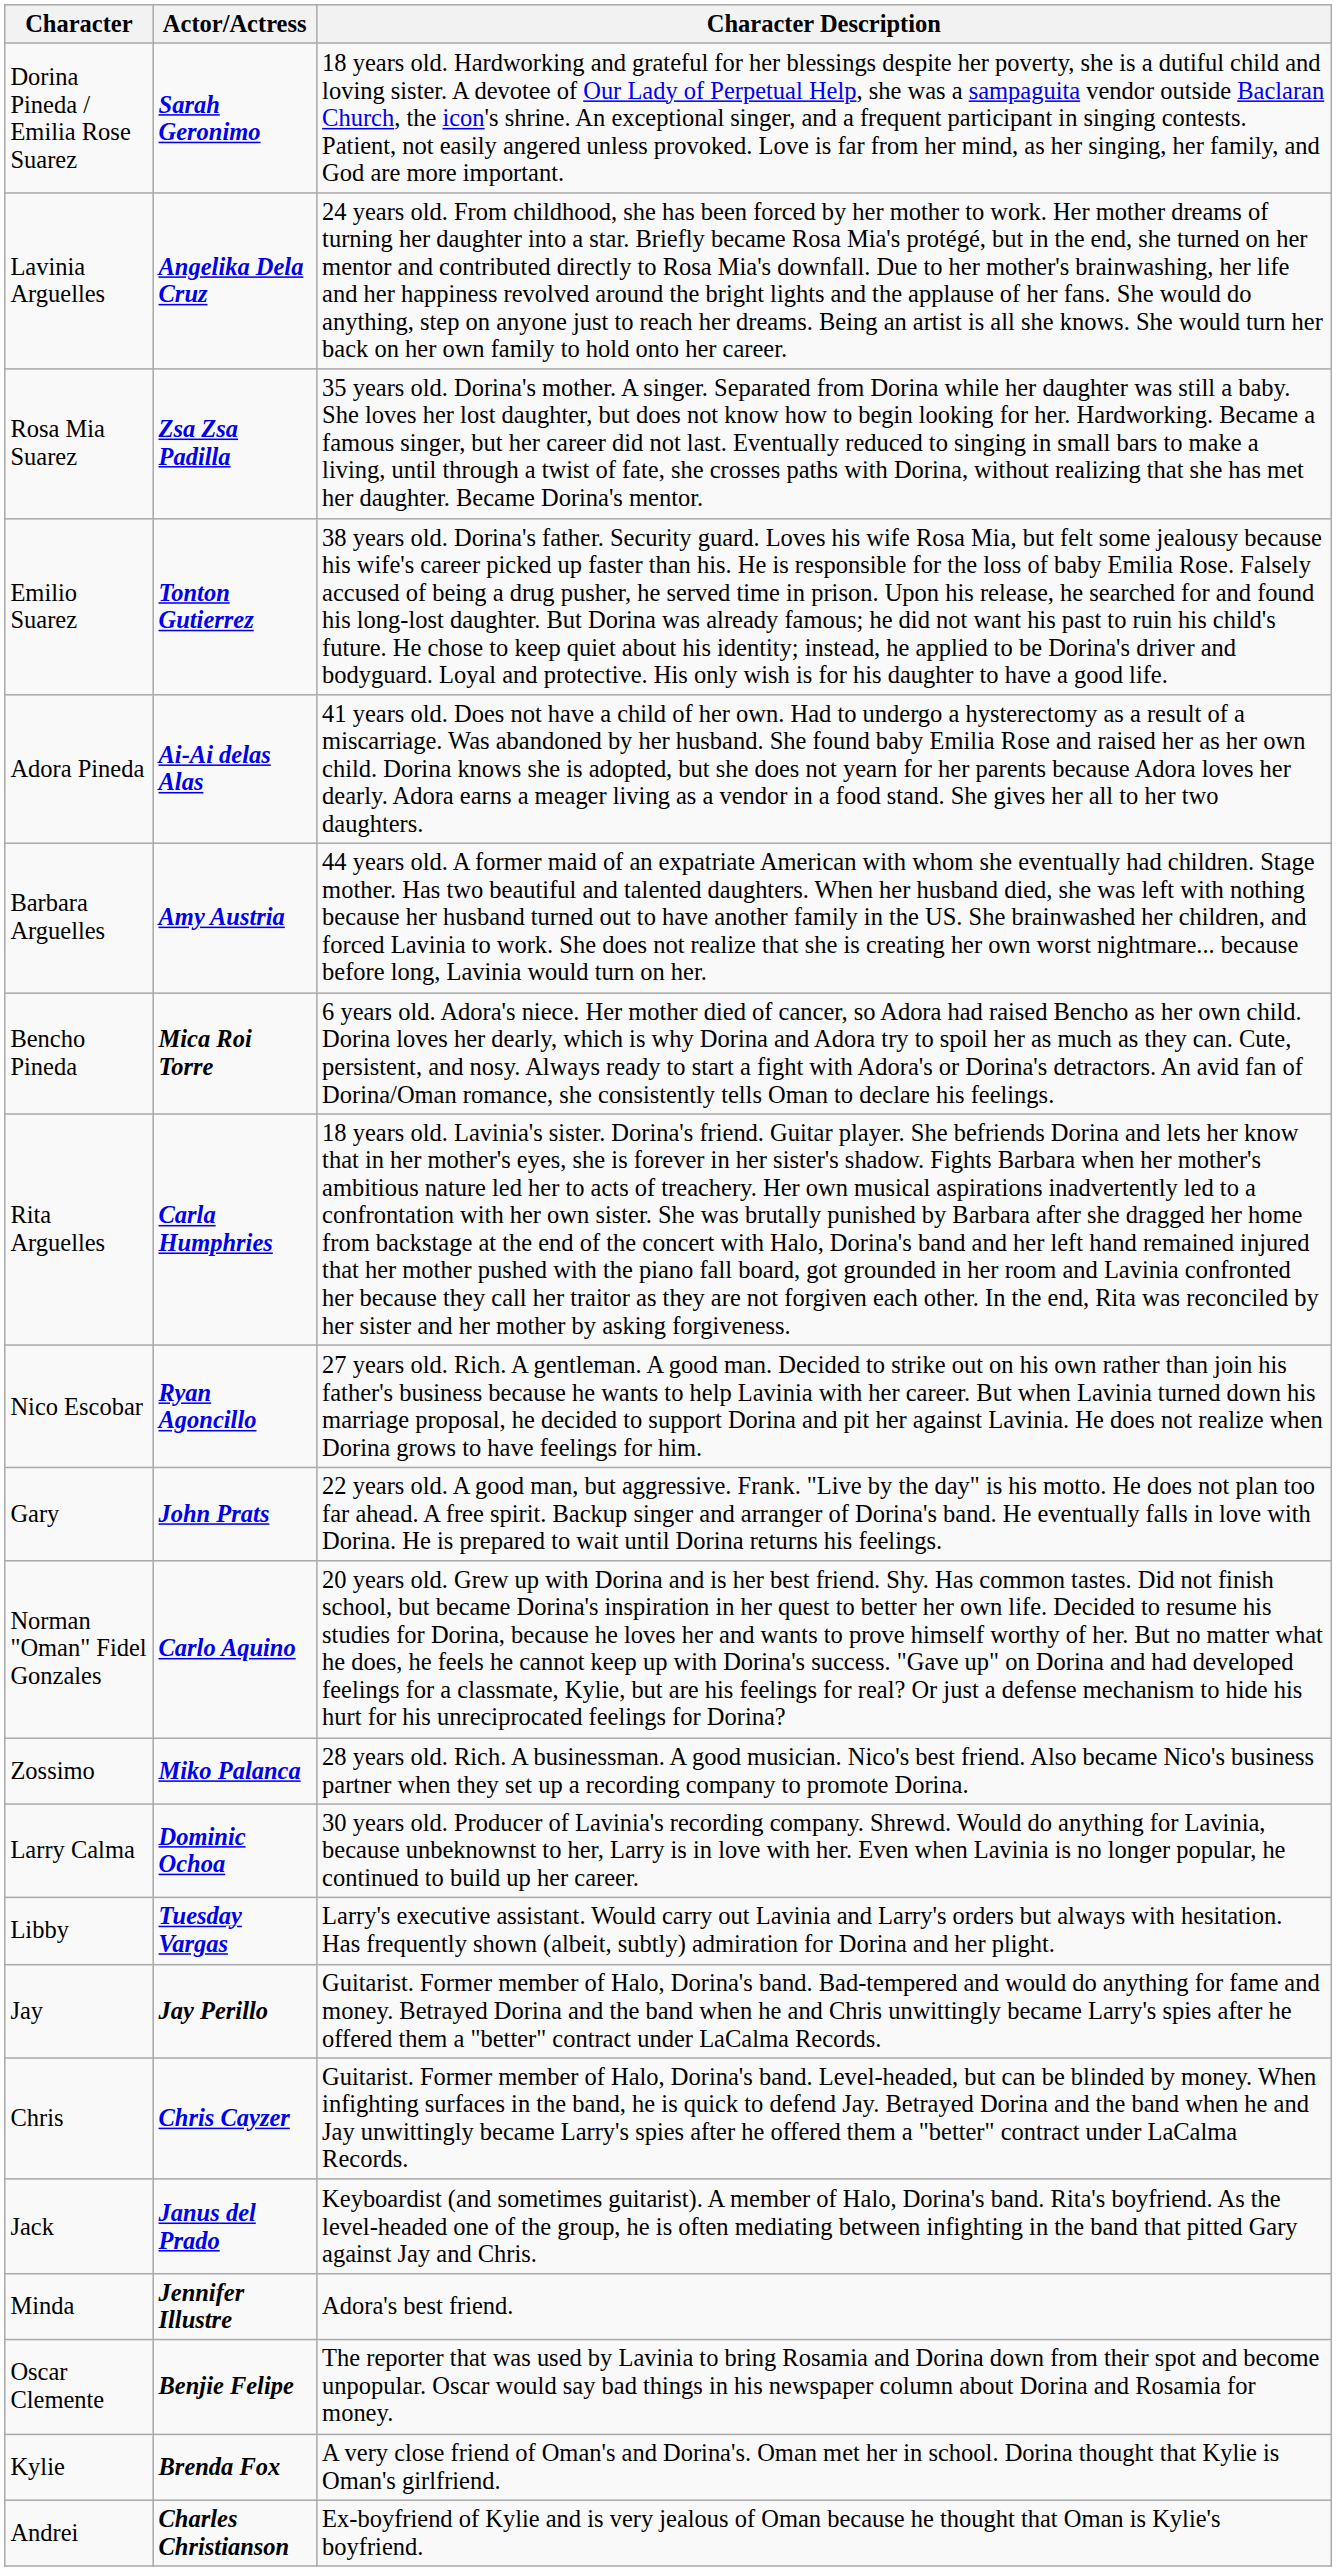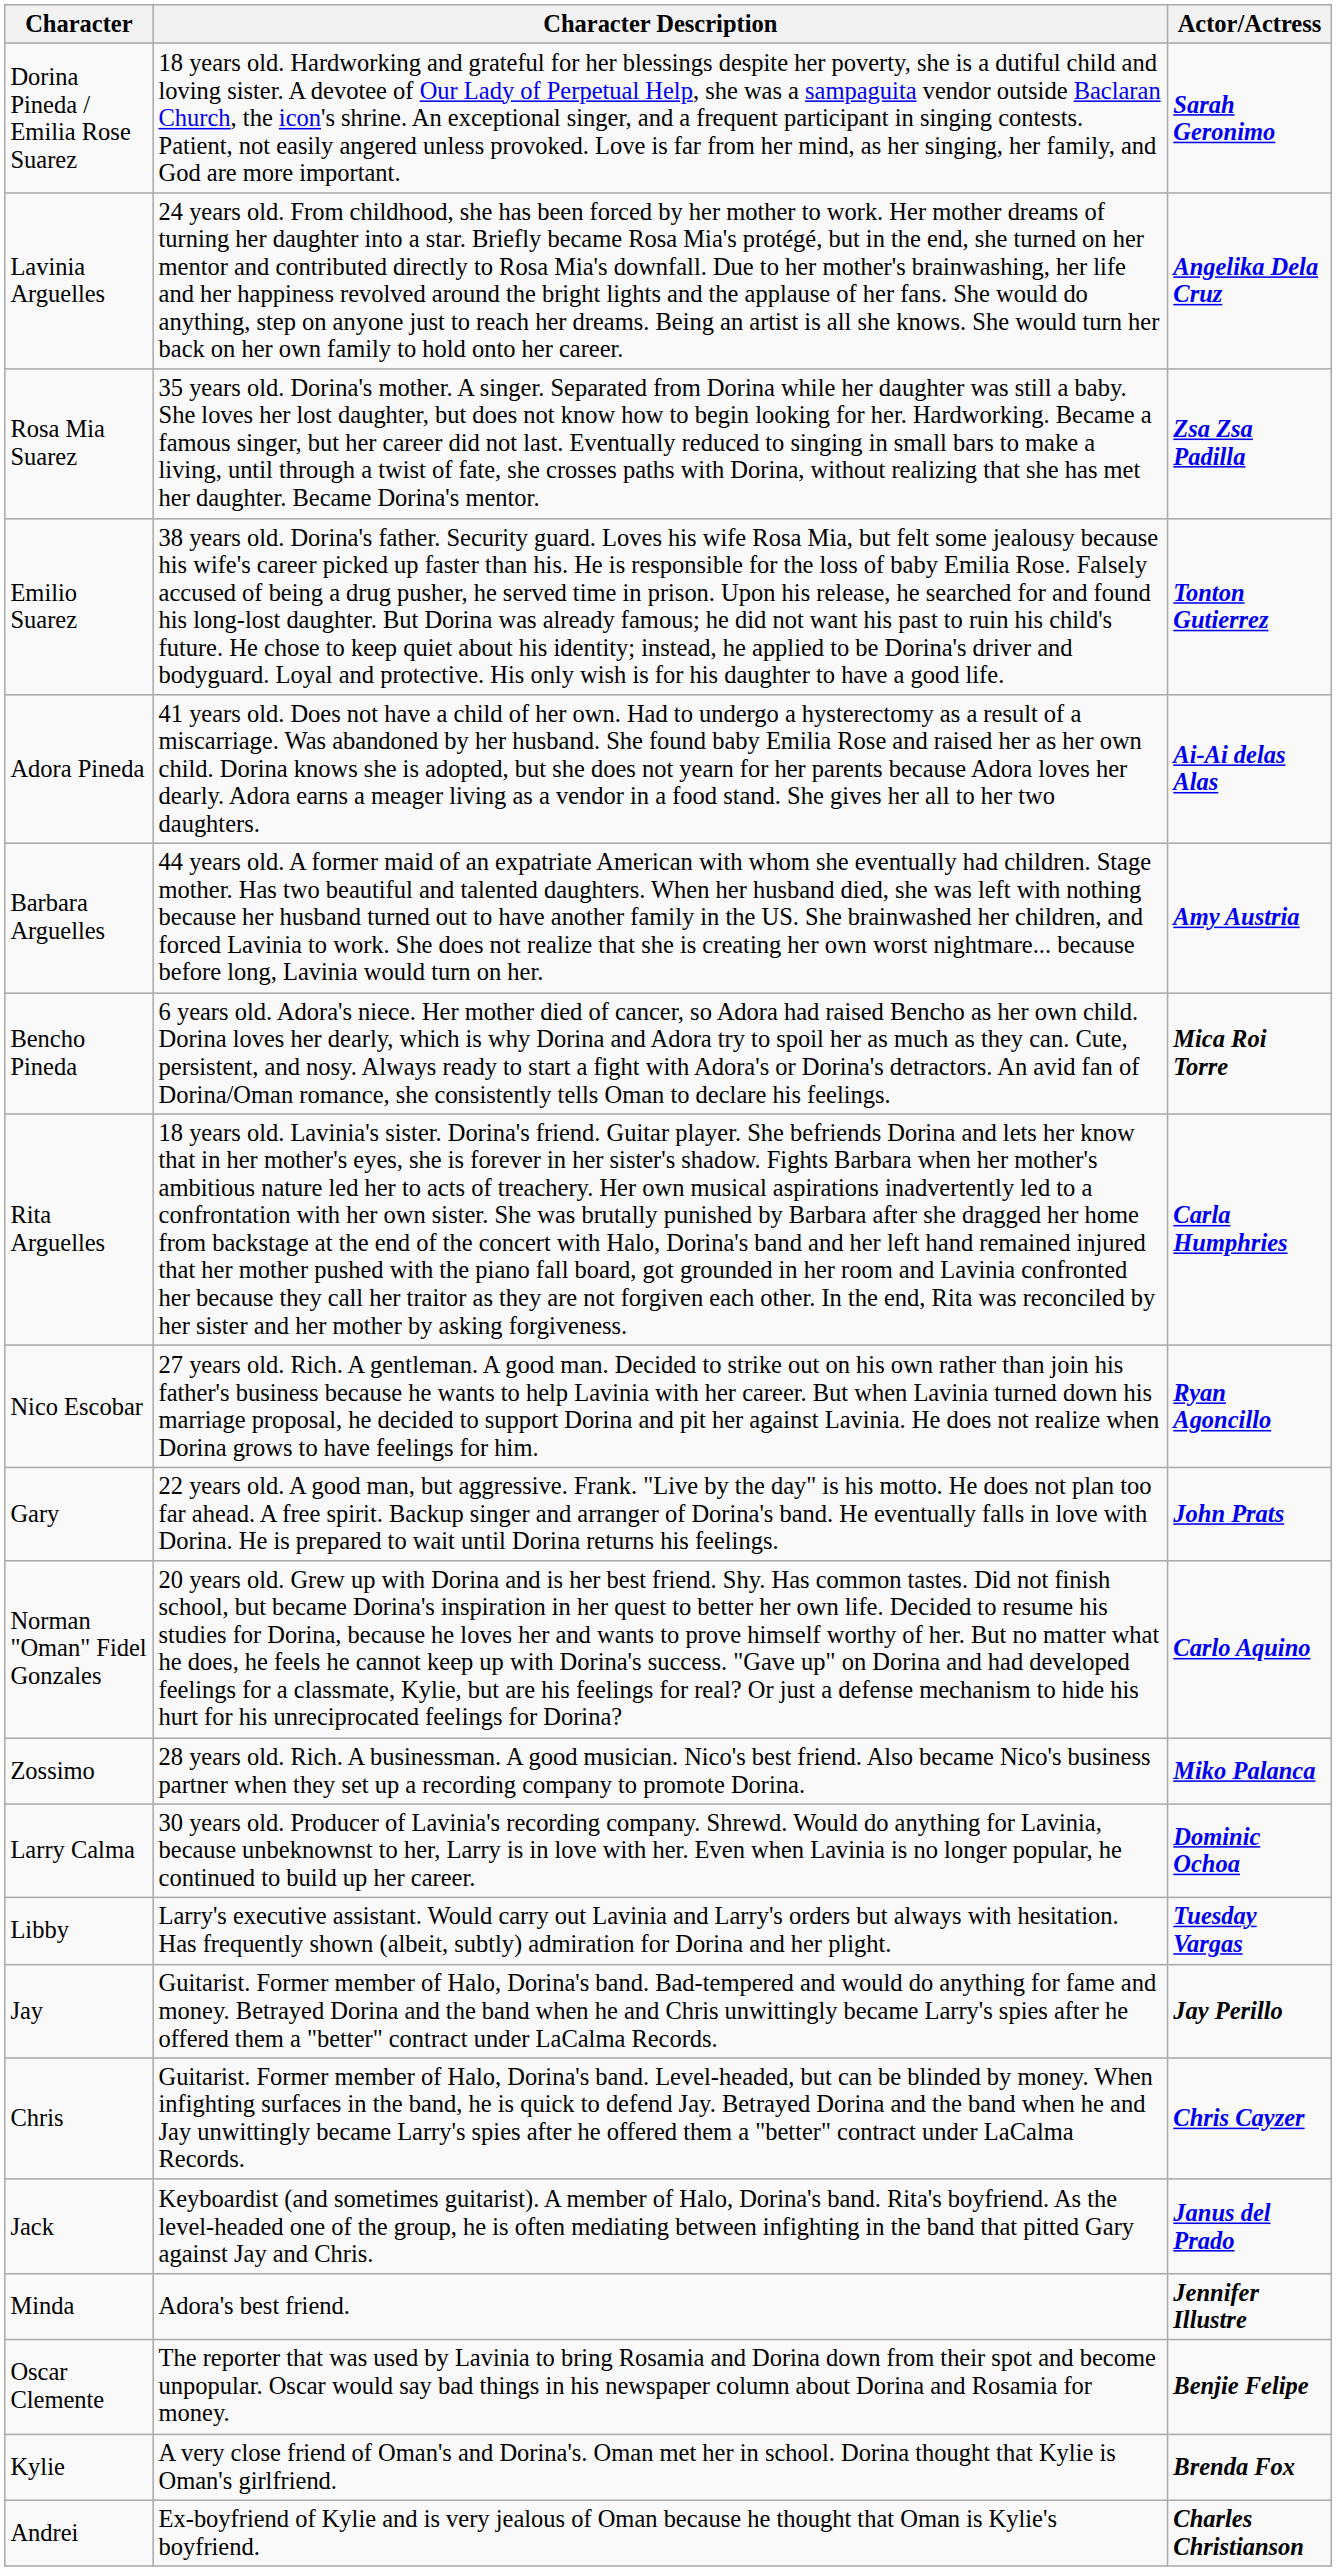columns swapped: (235, 23) <-> (824, 23)
